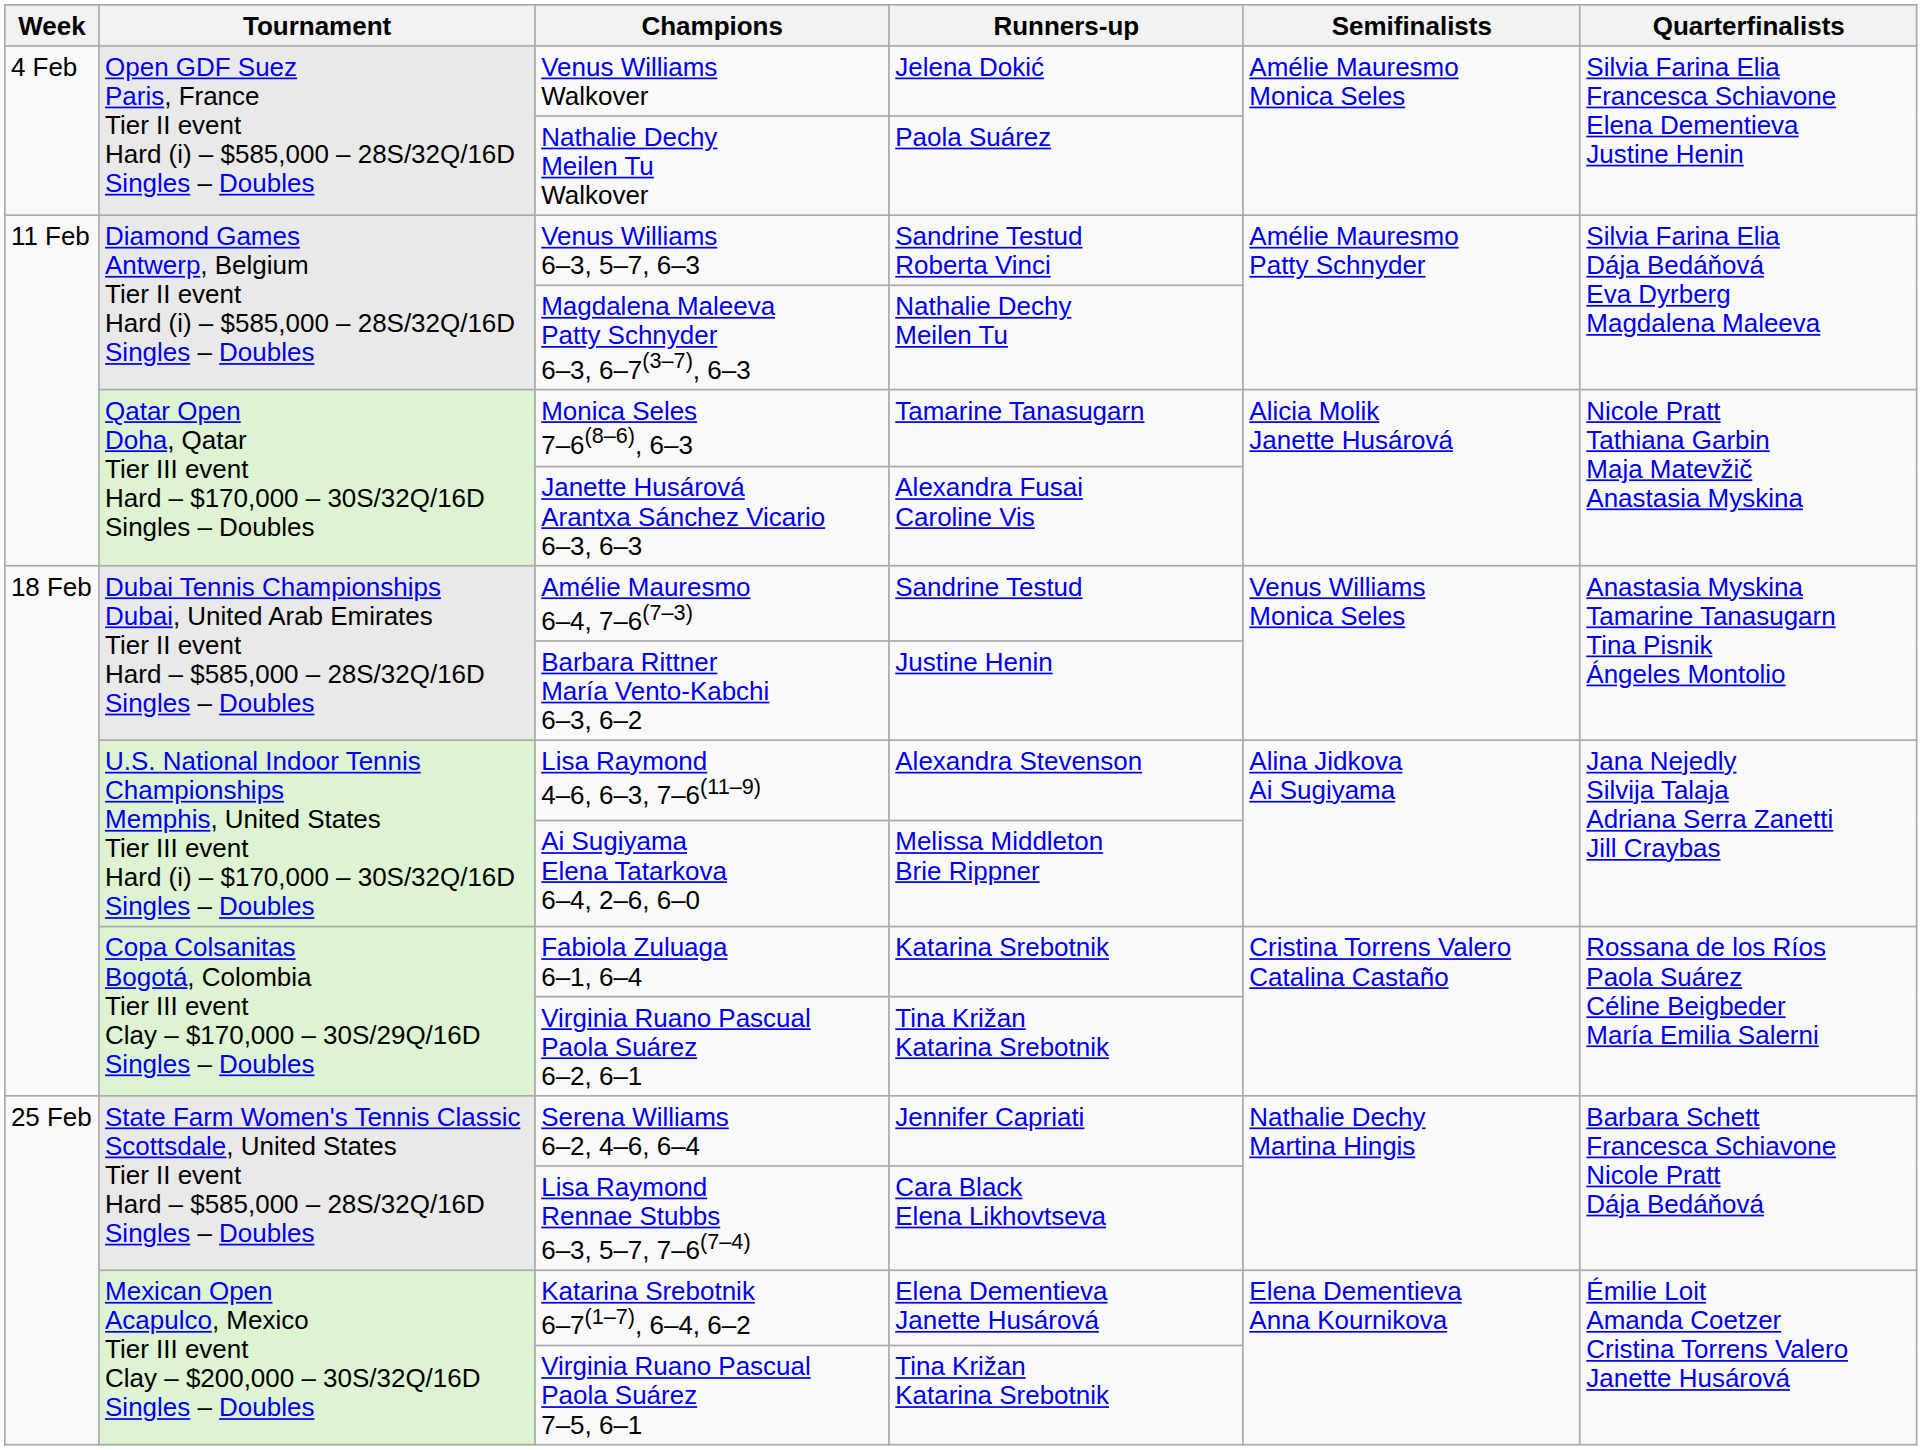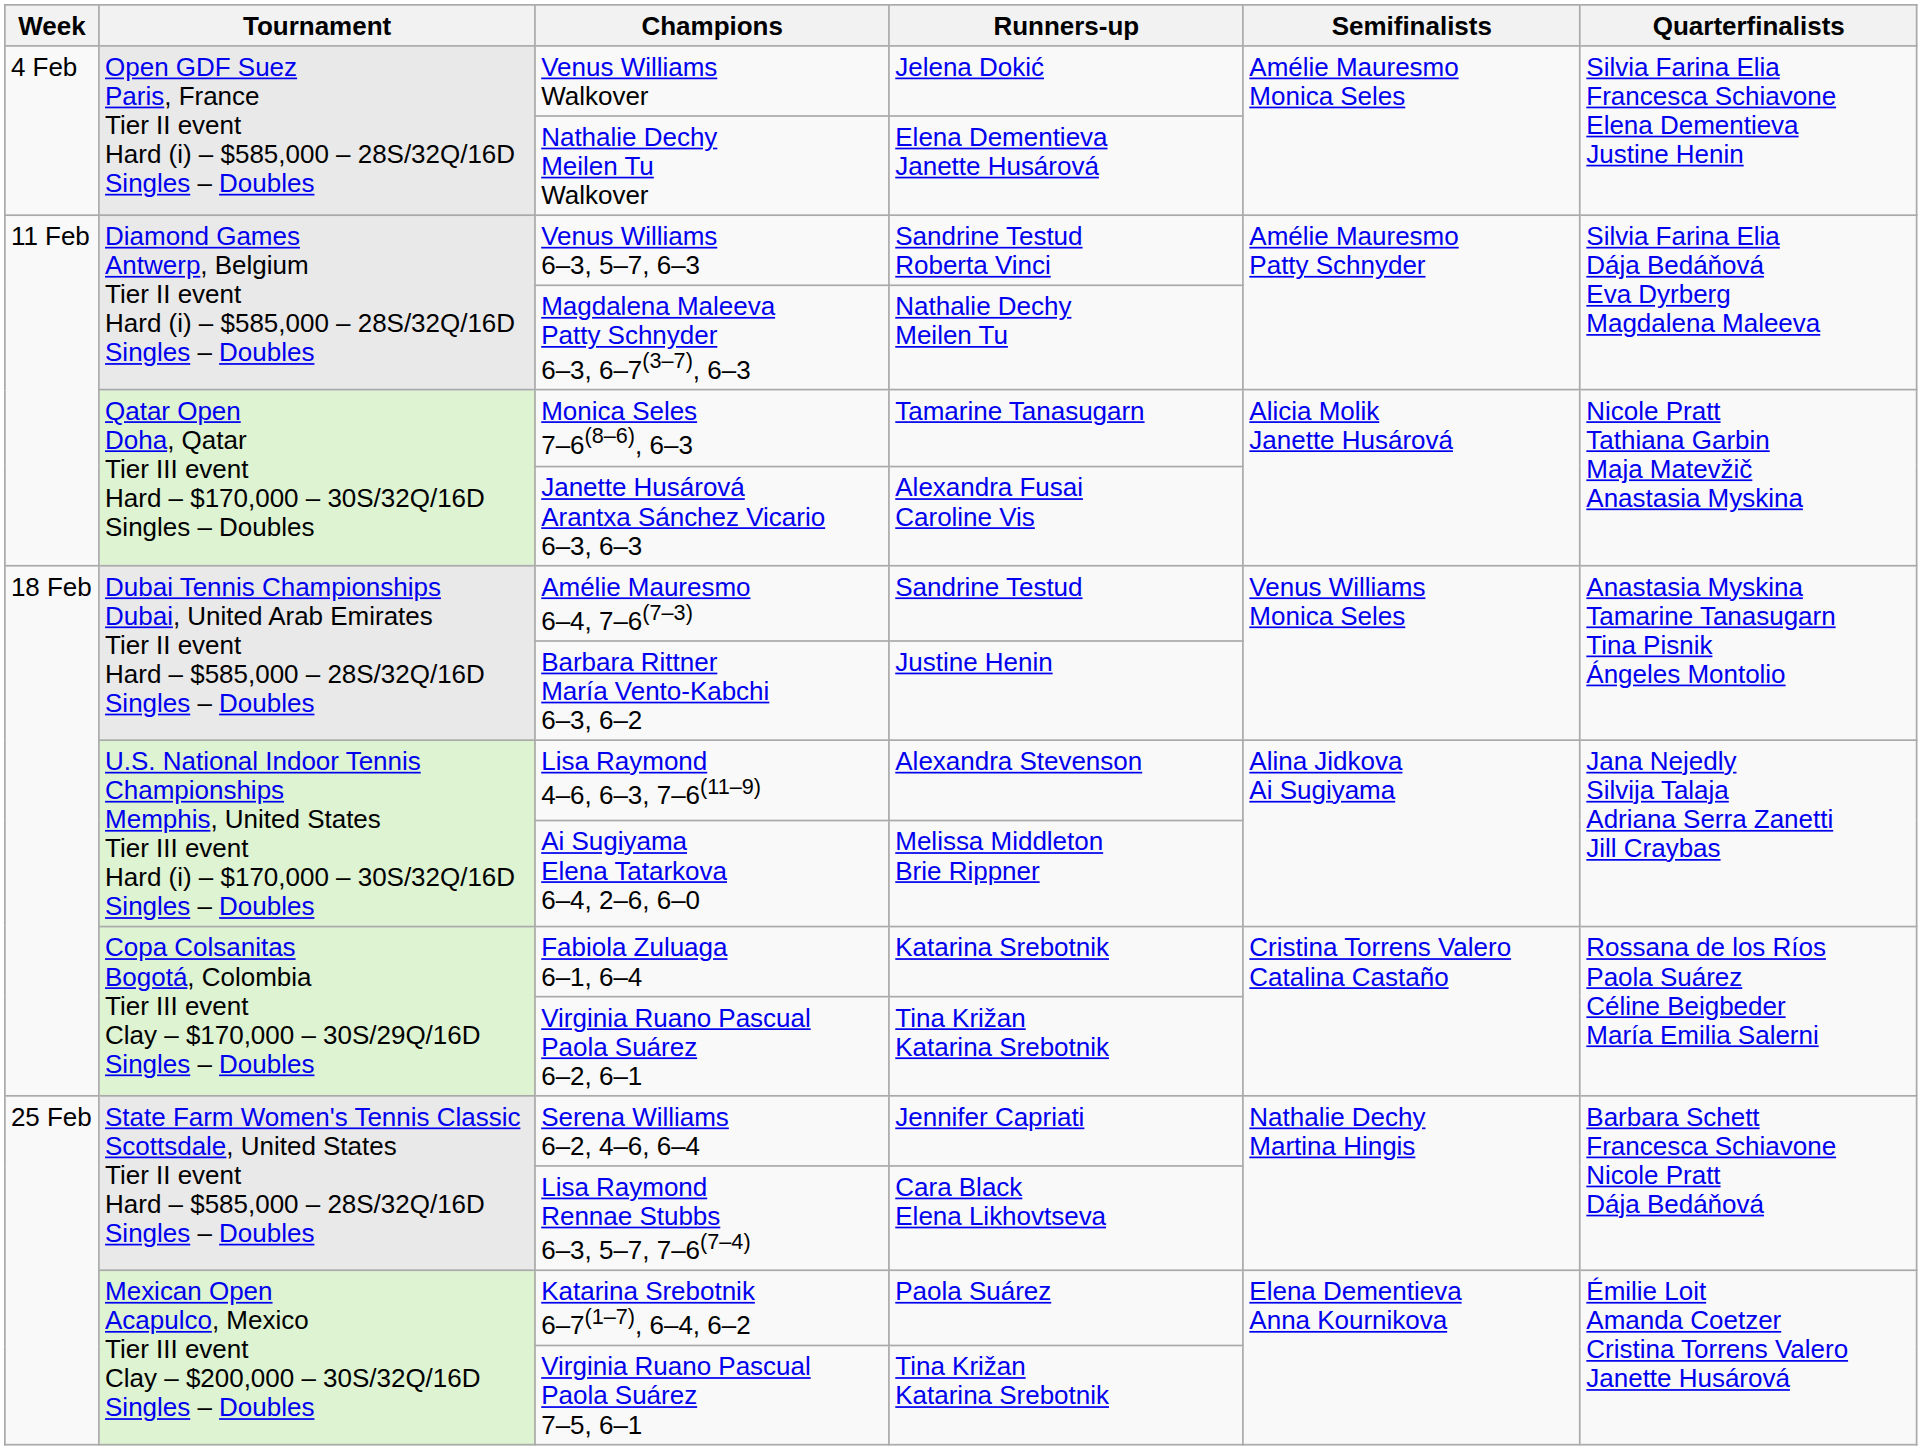(973, 137) Paola Suárez -> (1001, 152) Elena Dementieva Janette Husárová
(1001, 1306) Elena Dementieva Janette Husárová -> (973, 1291) Paola Suárez
